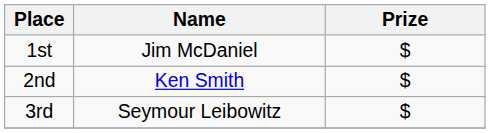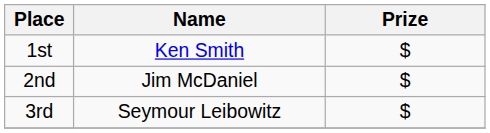(199, 50) Jim McDaniel -> (199, 50) Ken Smith
(199, 81) Ken Smith -> (199, 81) Jim McDaniel
